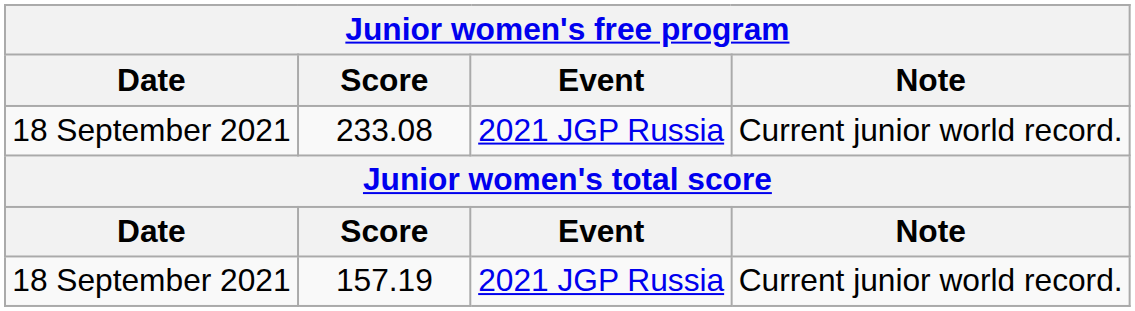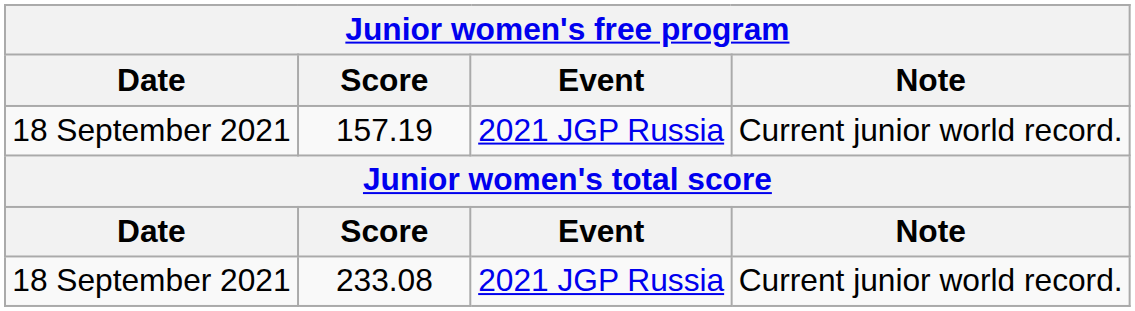rows swapped: (384, 280) <-> (384, 130)
